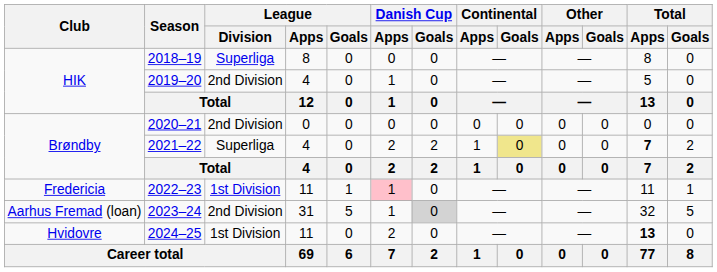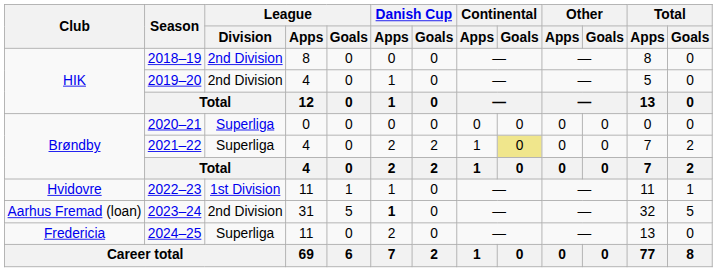(245, 59) Superliga -> (245, 59) 2nd Division
(245, 124) 2nd Division -> (245, 124) Superliga
(648, 146) bold -> (648, 146) normal
(75, 189) Fredericia -> (75, 189) Hvidovre
(392, 189) pink background -> (392, 189) no background
(392, 211) normal -> (392, 211) bold
(434, 211) lightgrey background -> (434, 211) no background
(75, 233) Hvidovre -> (75, 233) Fredericia
(245, 233) 1st Division -> (245, 233) Superliga
(648, 233) bold -> (648, 233) normal
